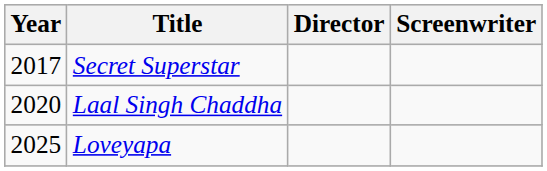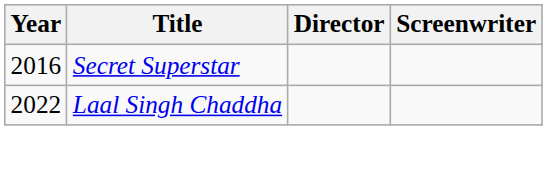(36, 64) 2017 -> (36, 64) 2016
(36, 104) 2020 -> (36, 104) 2022
- row: (122, 144)
